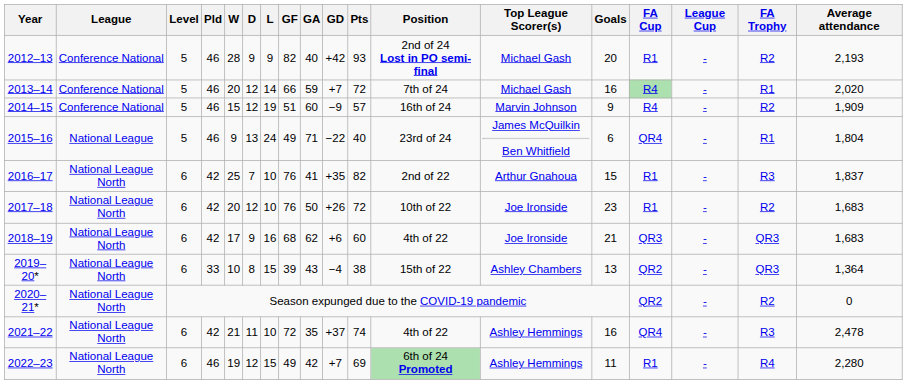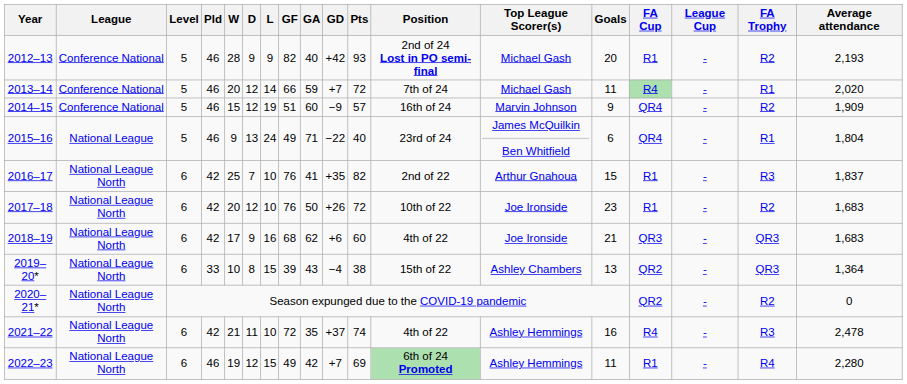(611, 89) 16 -> (611, 89) 11
(650, 107) R4 -> (650, 107) QR4
(650, 332) QR4 -> (650, 332) R4
